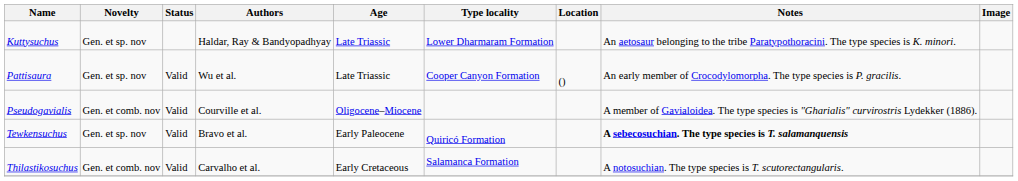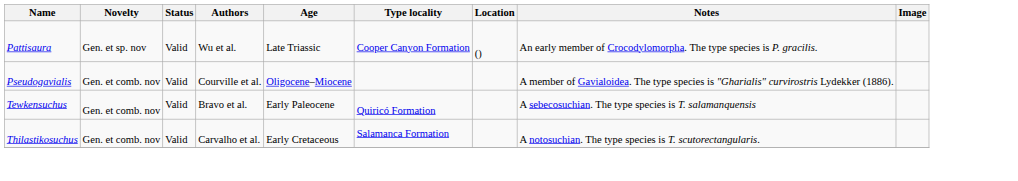- row: (33, 41)
(114, 133) Gen. et sp. nov -> (121, 110) Gen. et comb. nov
(726, 133) bold -> (638, 104) normal
